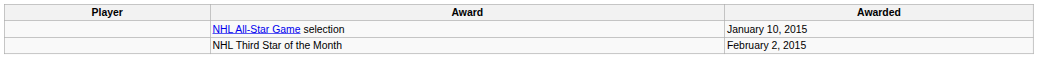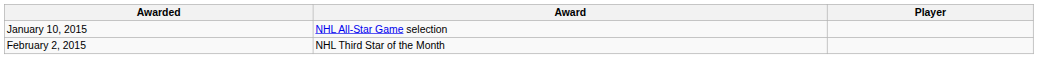columns swapped: (107, 12) <-> (879, 12)
